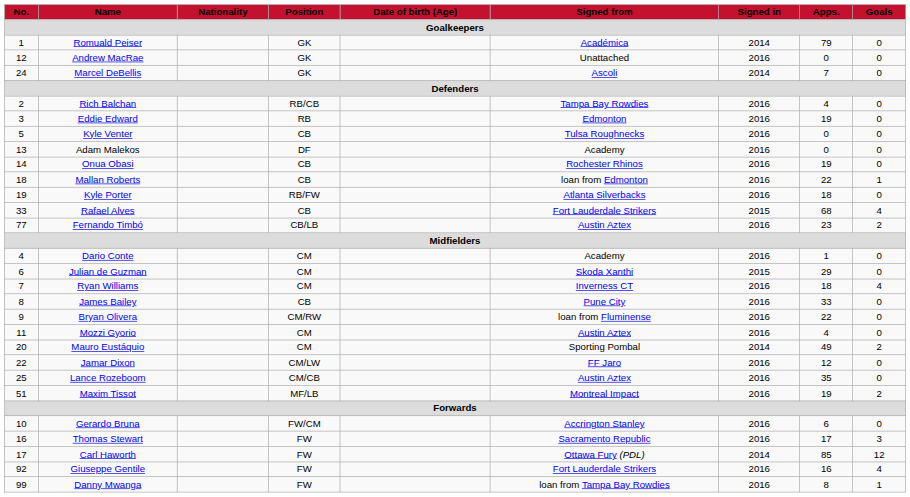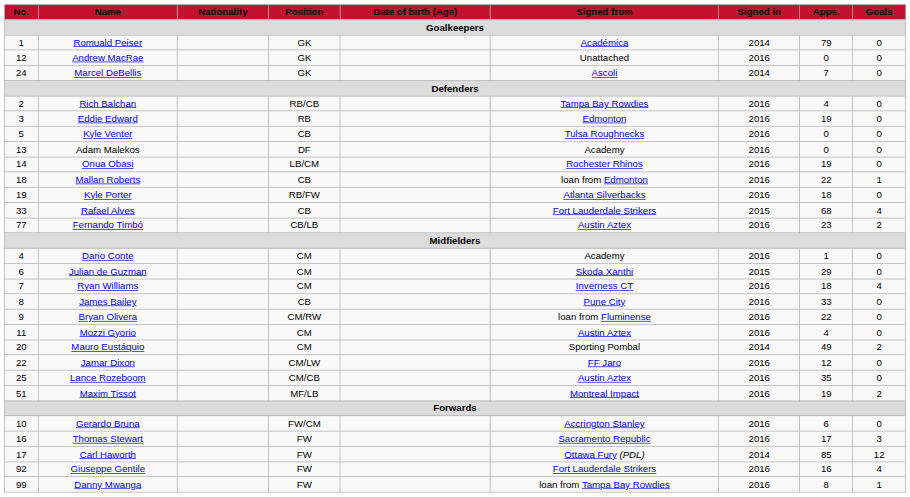(304, 165) CB -> (304, 165) LB/CM
